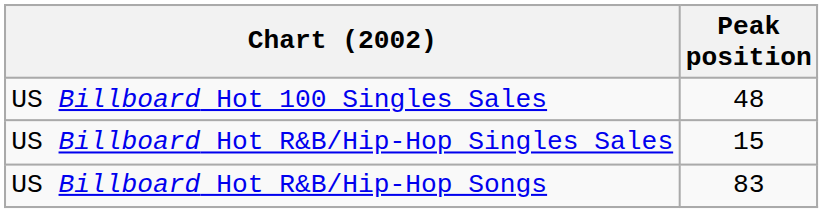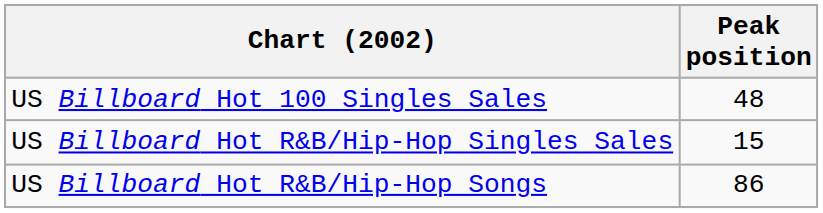(749, 185) 83 -> (749, 185) 86
